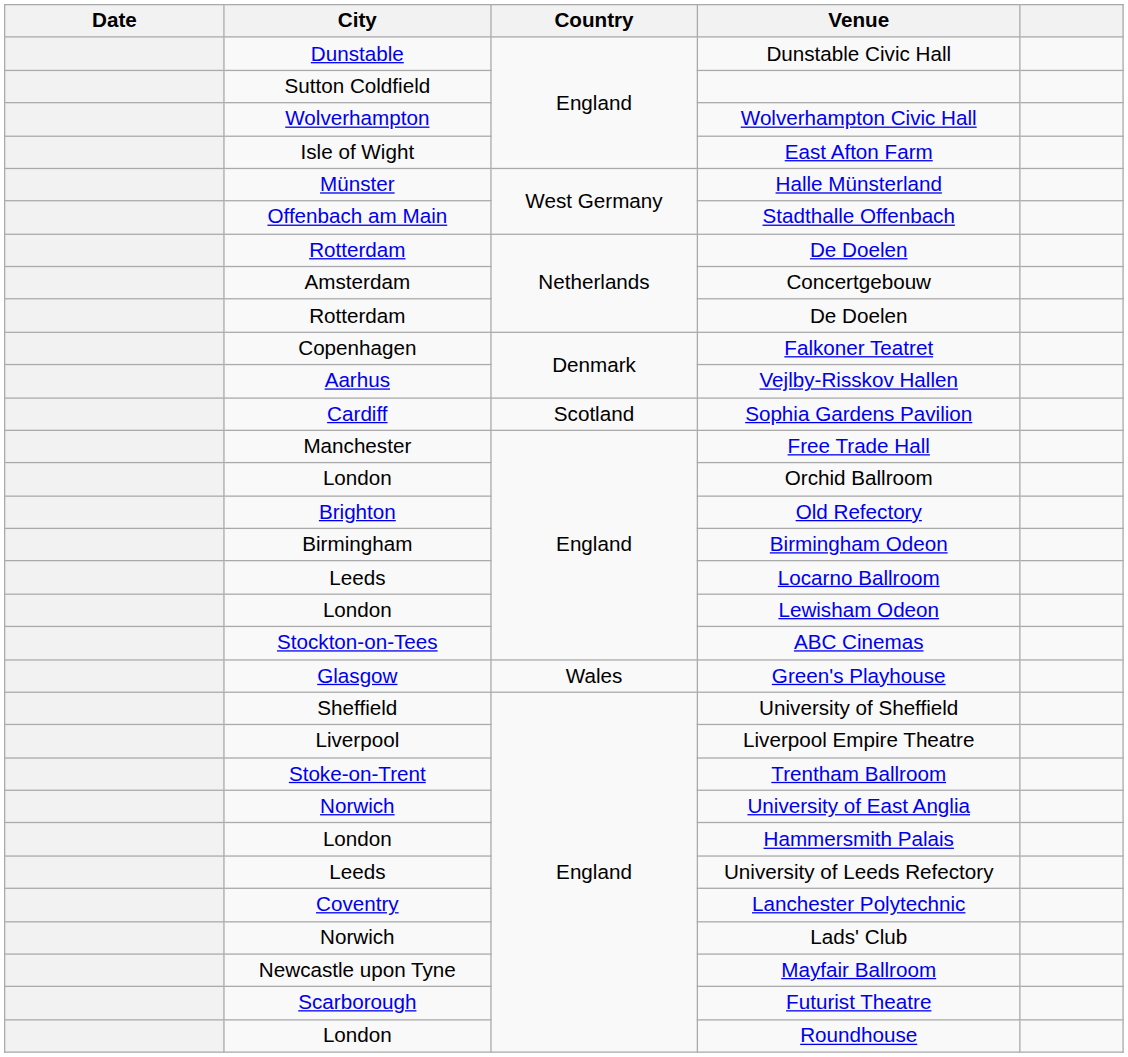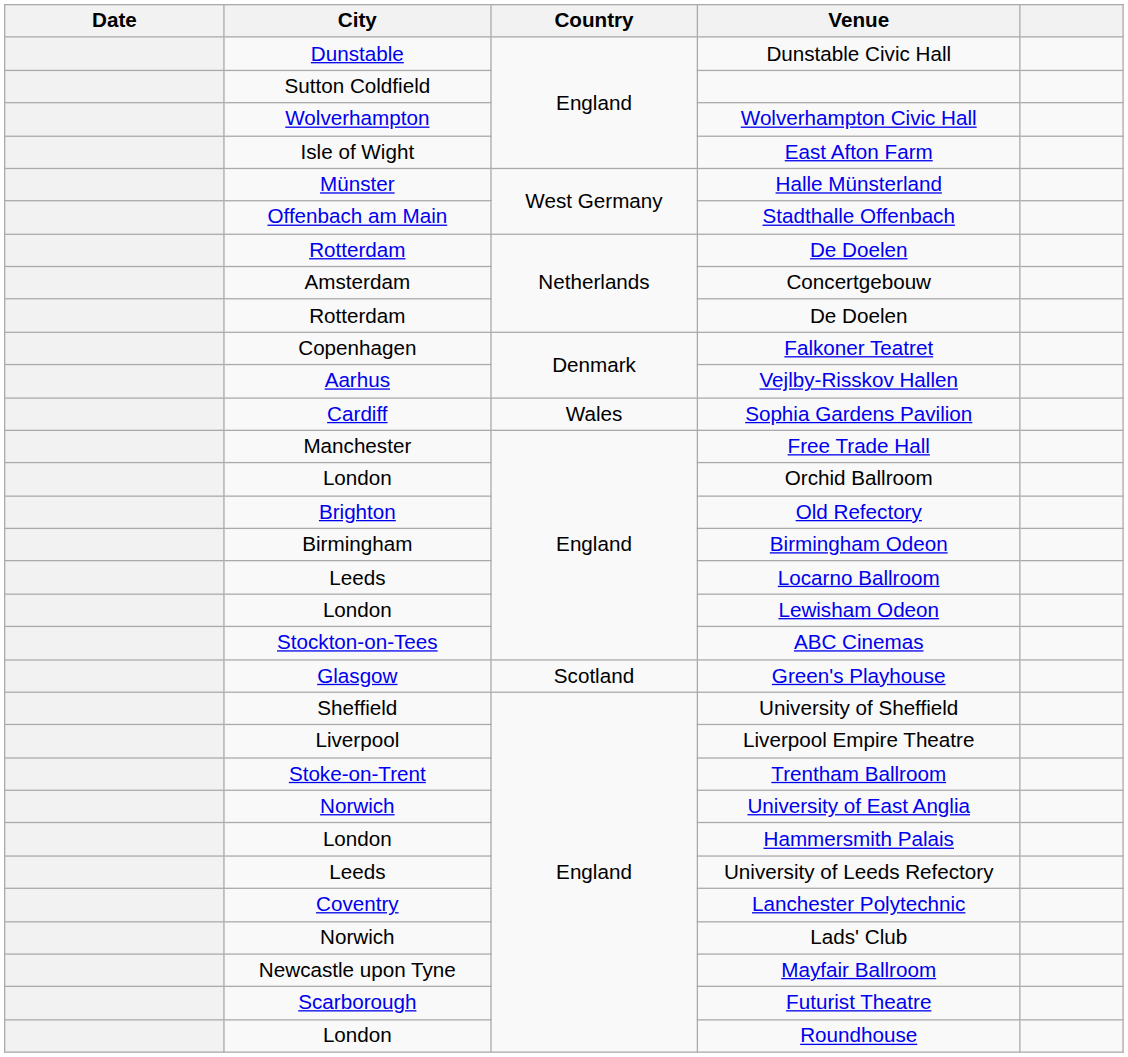(594, 413) Scotland -> (594, 413) Wales
(594, 675) Wales -> (594, 675) Scotland
